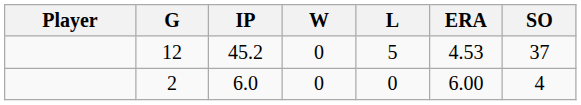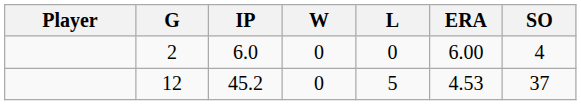rows swapped: (172, 52) <-> (172, 83)
